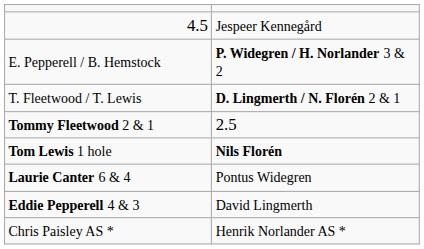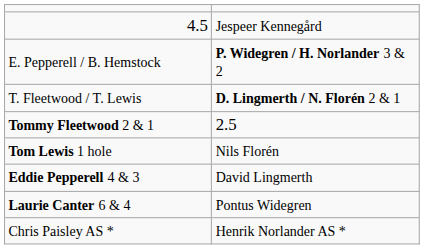(249, 151) bold -> (247, 152) normal
rows swapped: (69, 177) <-> (74, 204)
